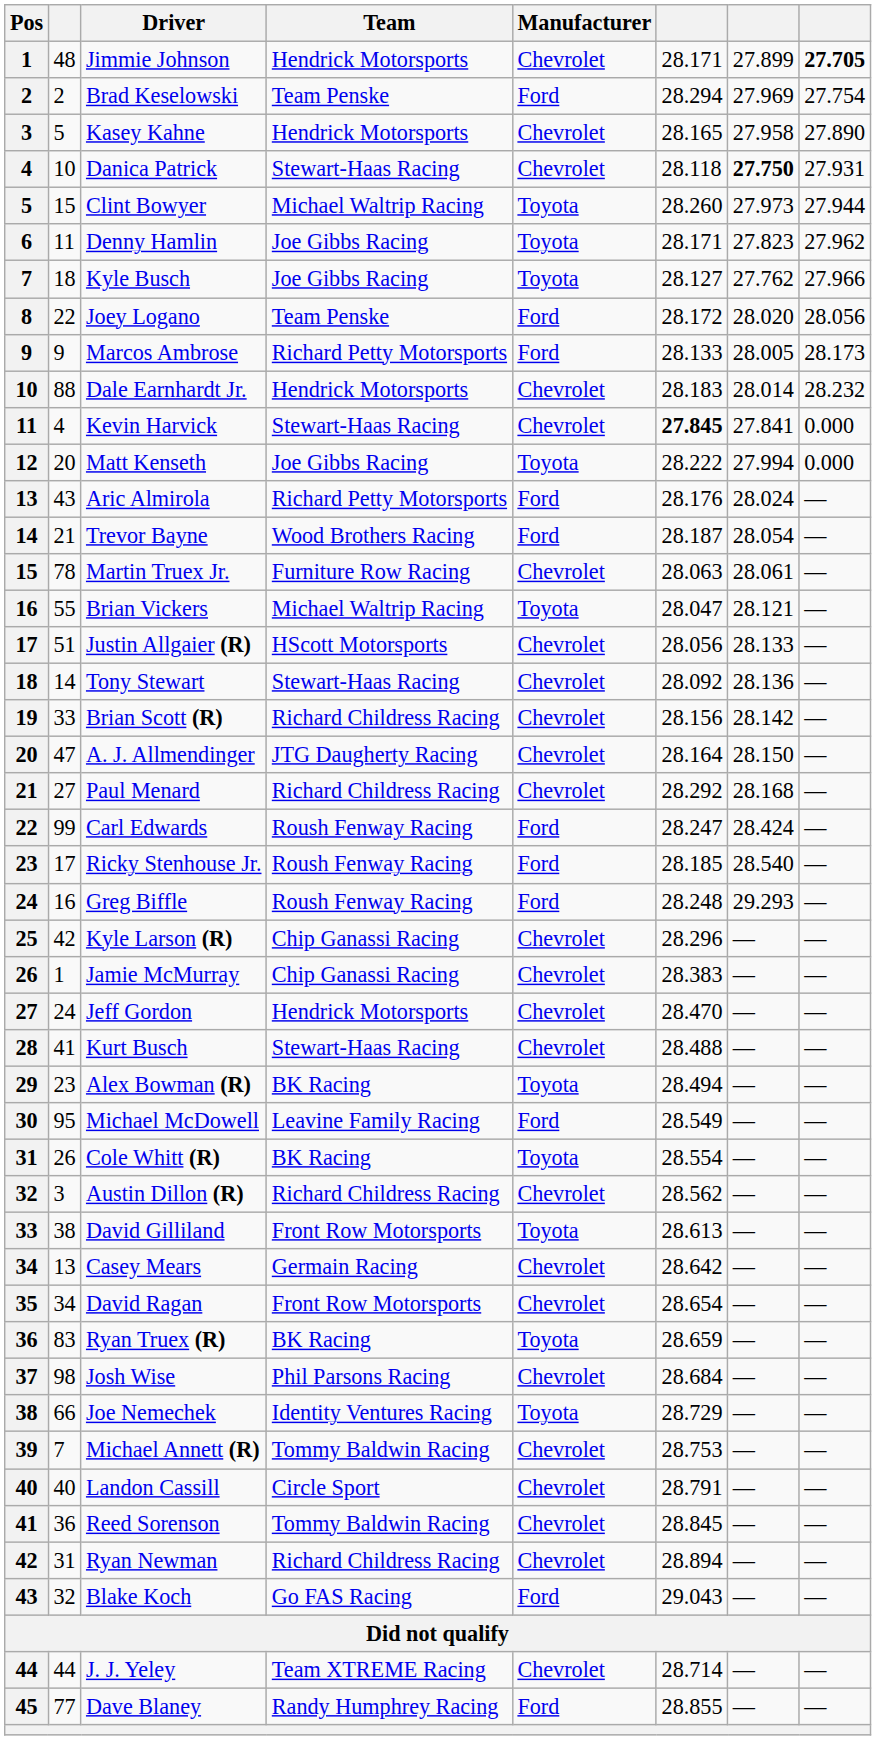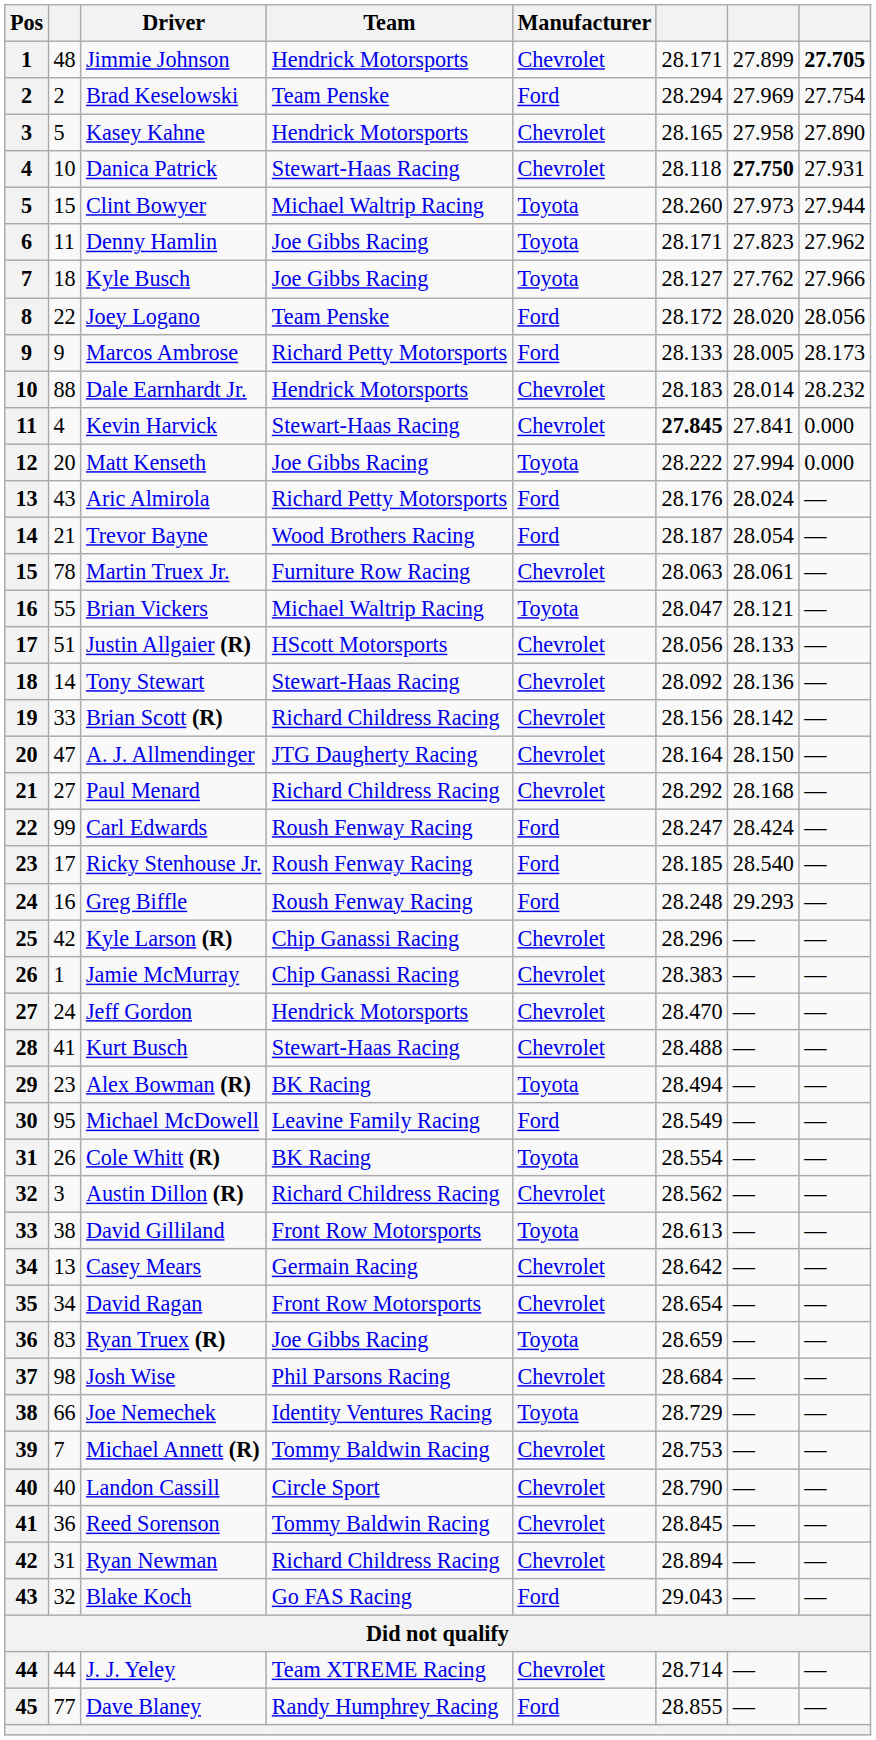(321, 1340) BK Racing -> (350, 1340) Joe Gibbs Racing
(692, 1486) 28.791 -> (692, 1486) 28.790
